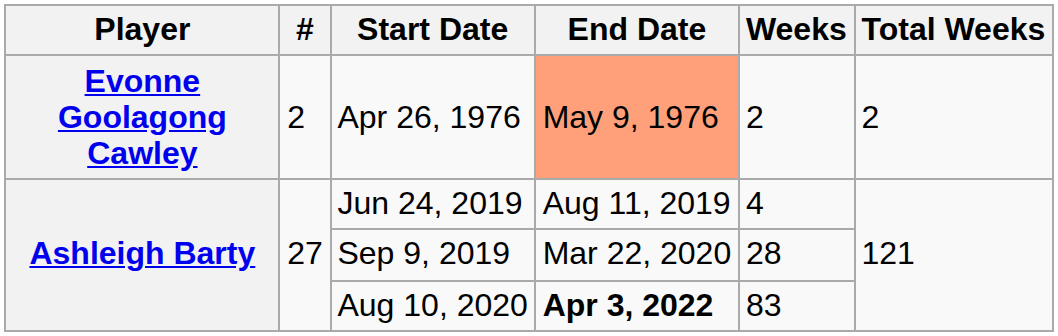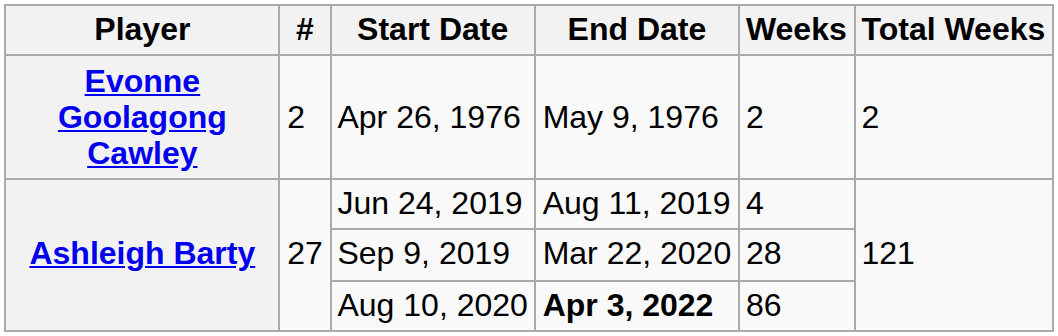(631, 116) lightsalmon background -> (631, 116) no background
(764, 304) 83 -> (764, 304) 86
